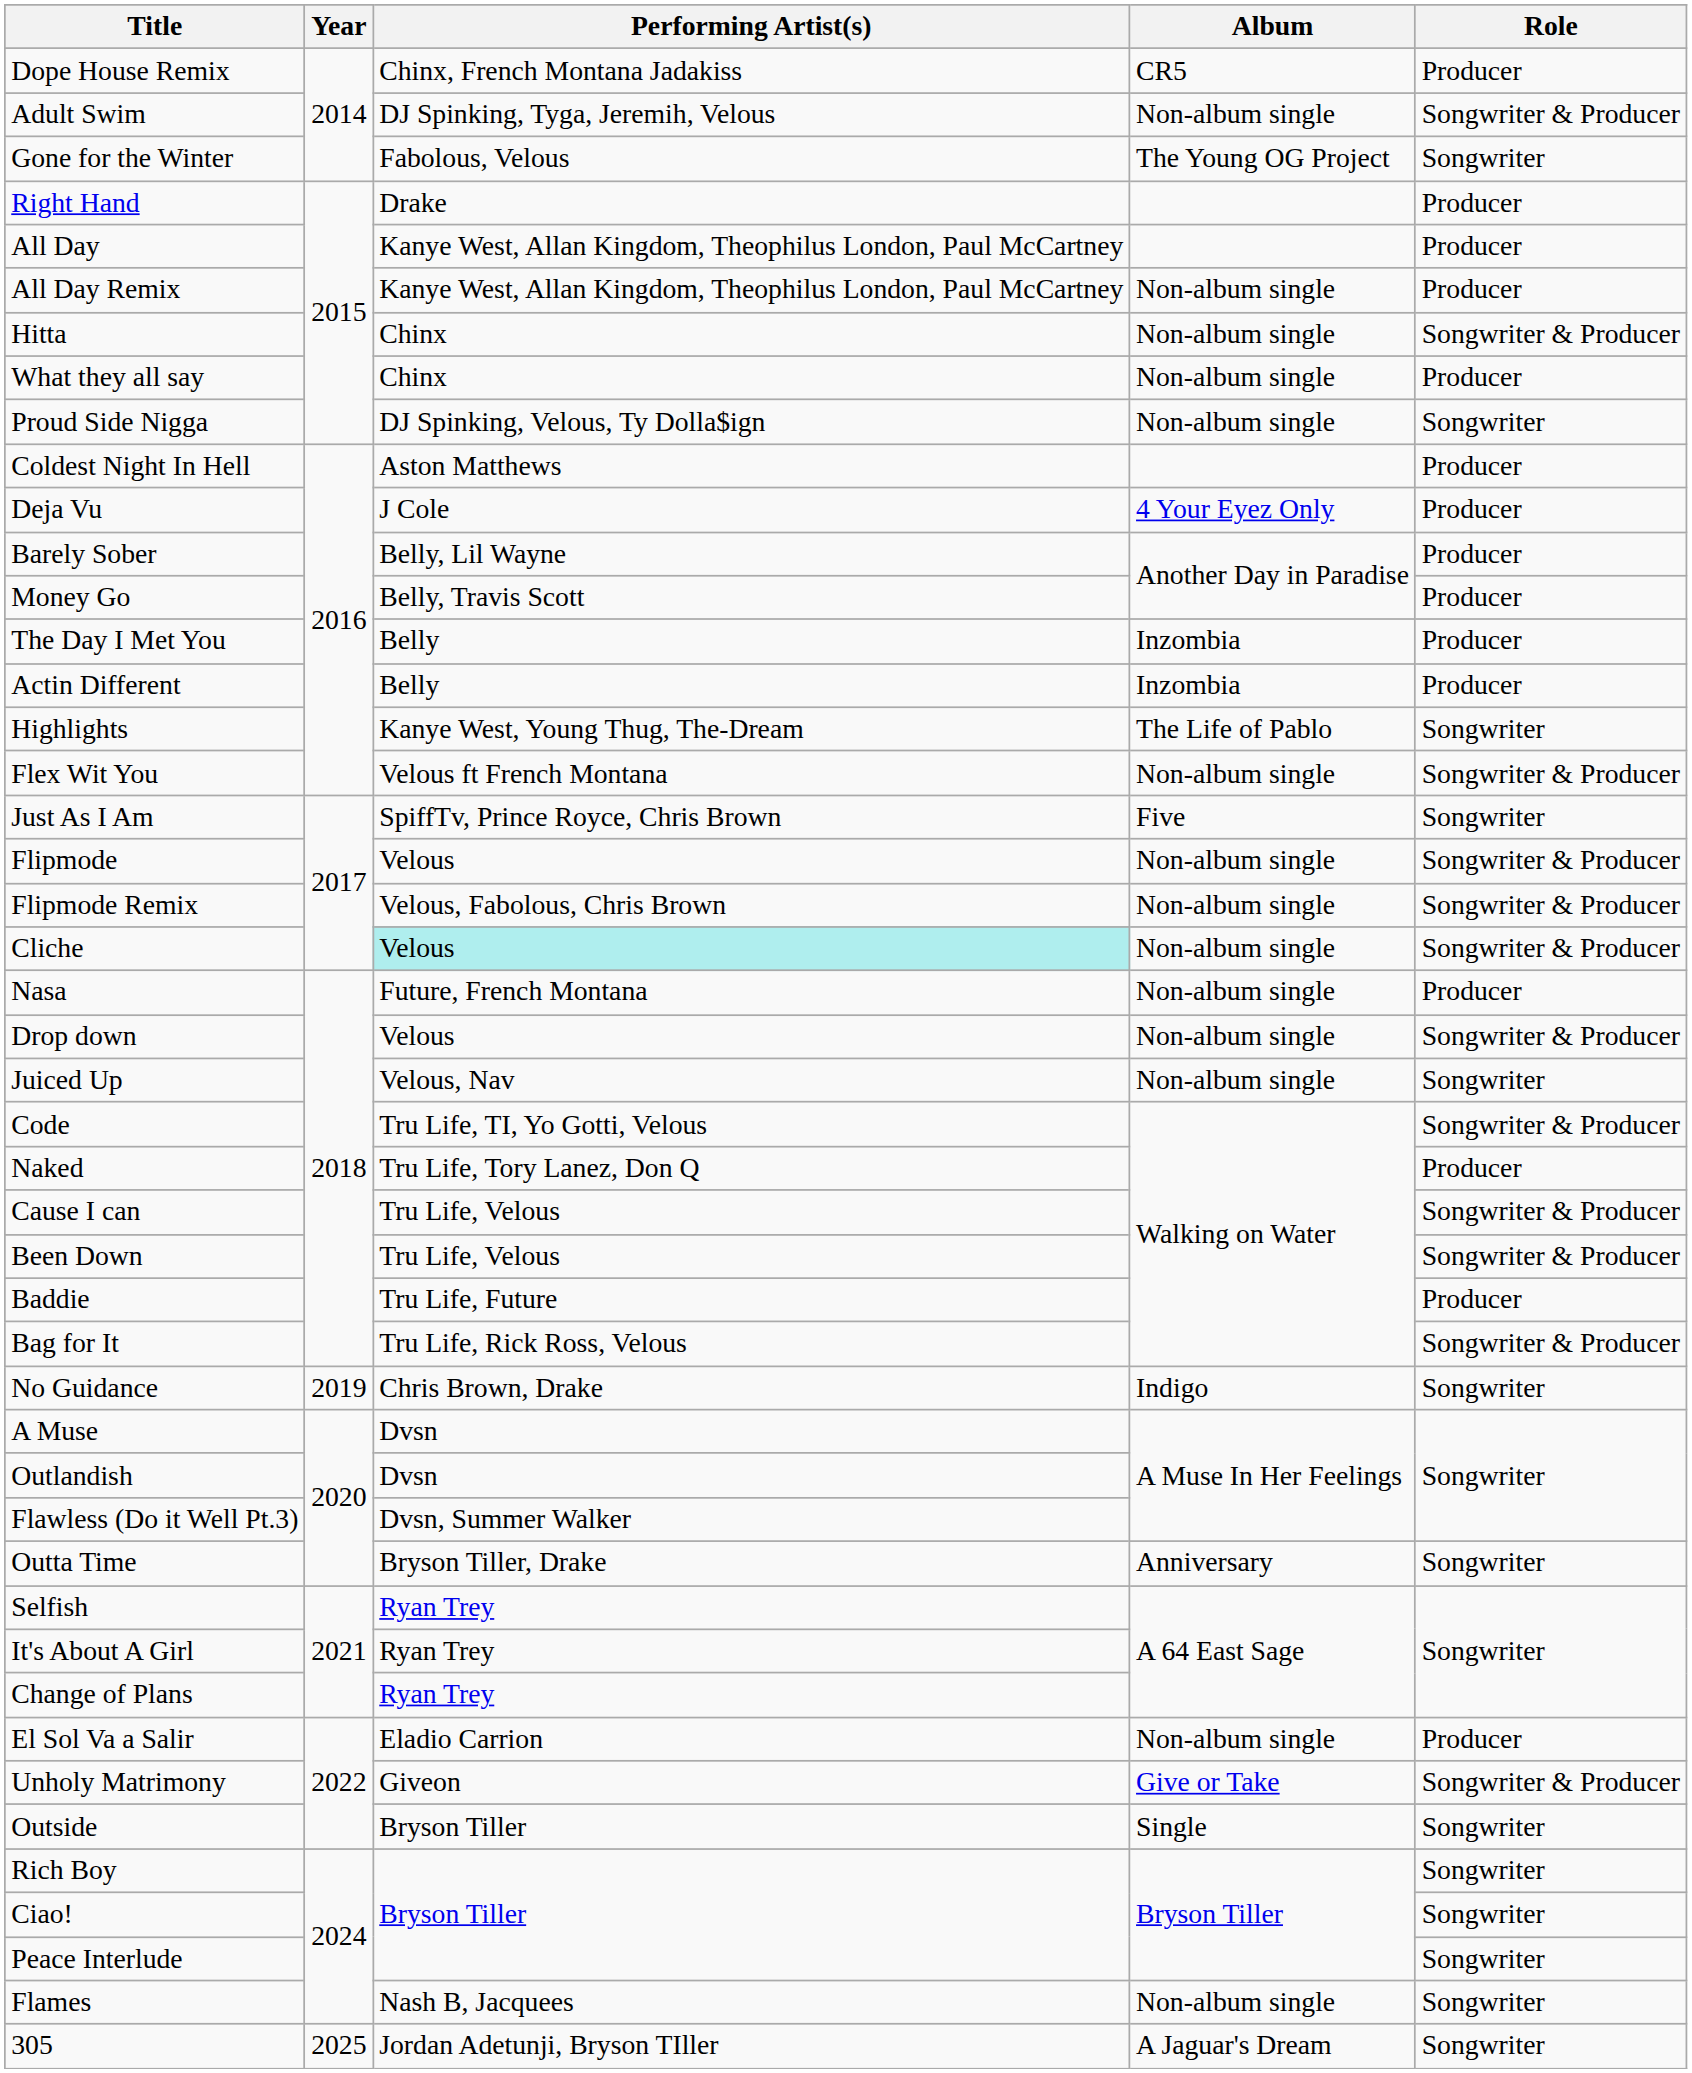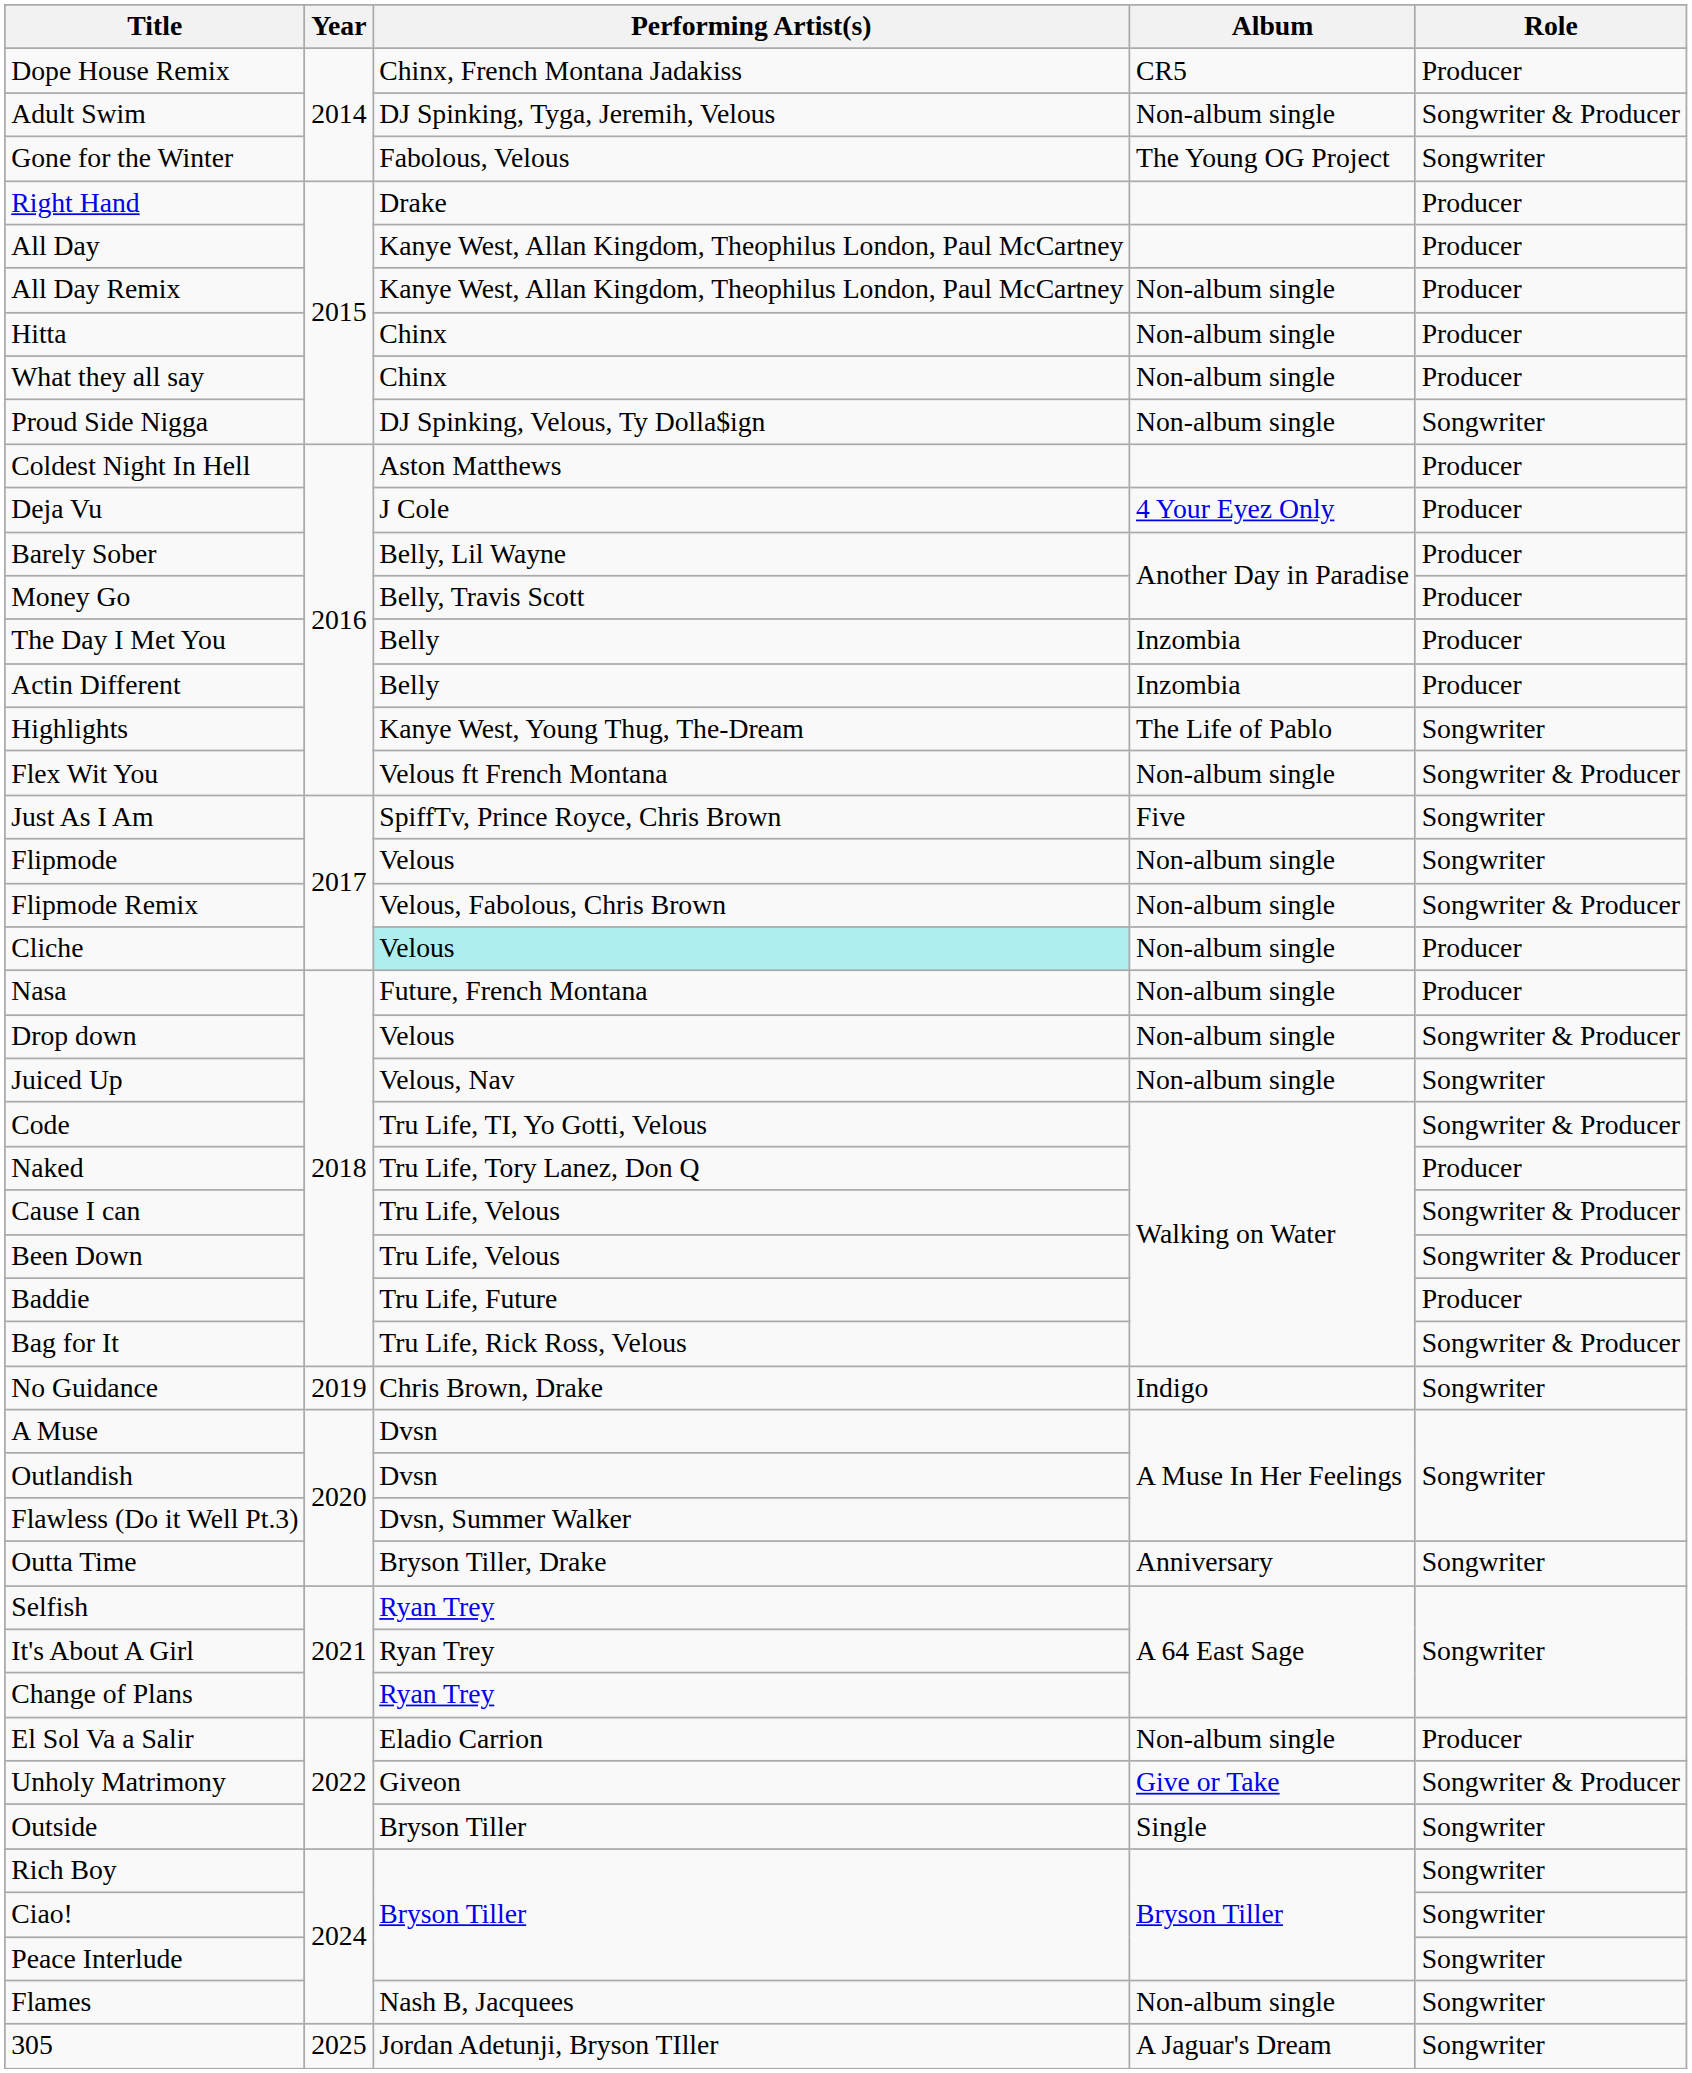(1551, 333) Songwriter & Producer -> (1472, 333) Producer
(1551, 860) Songwriter & Producer -> (1483, 860) Songwriter
(1551, 948) Songwriter & Producer -> (1472, 948) Producer
